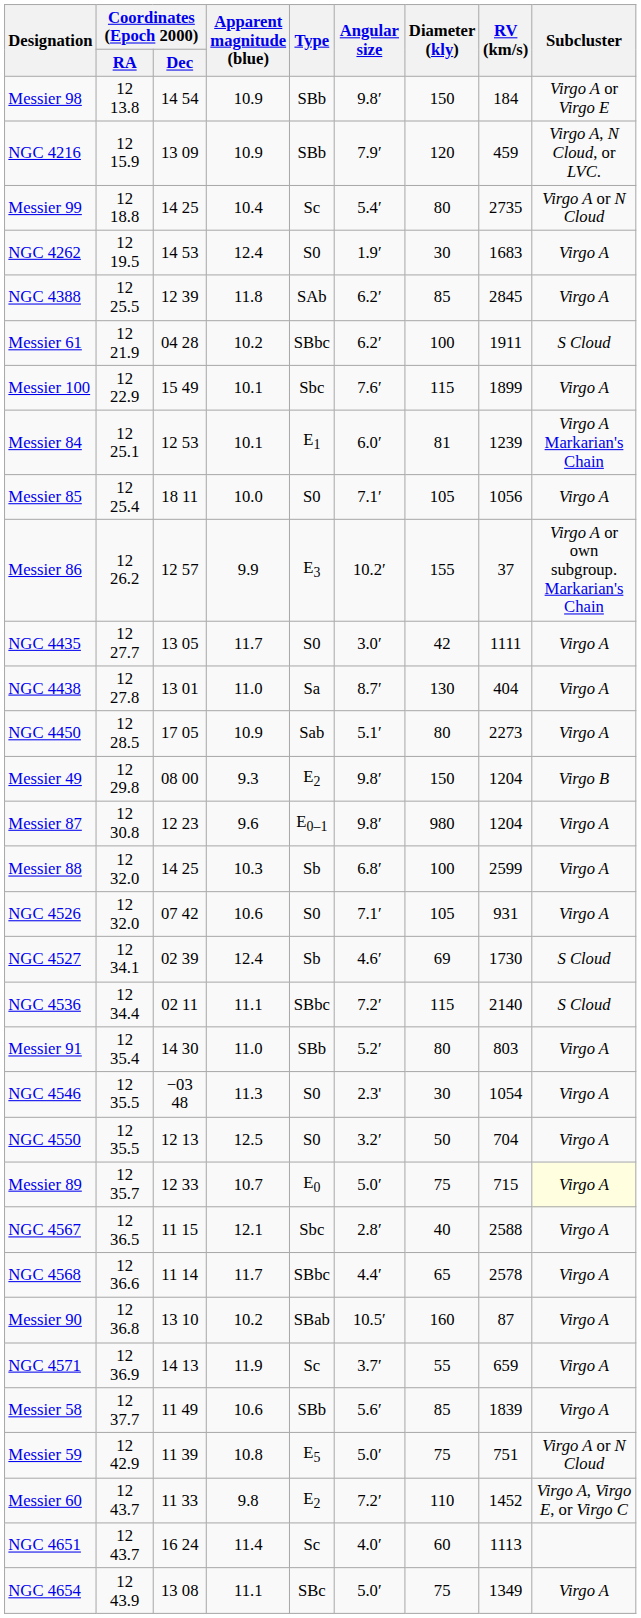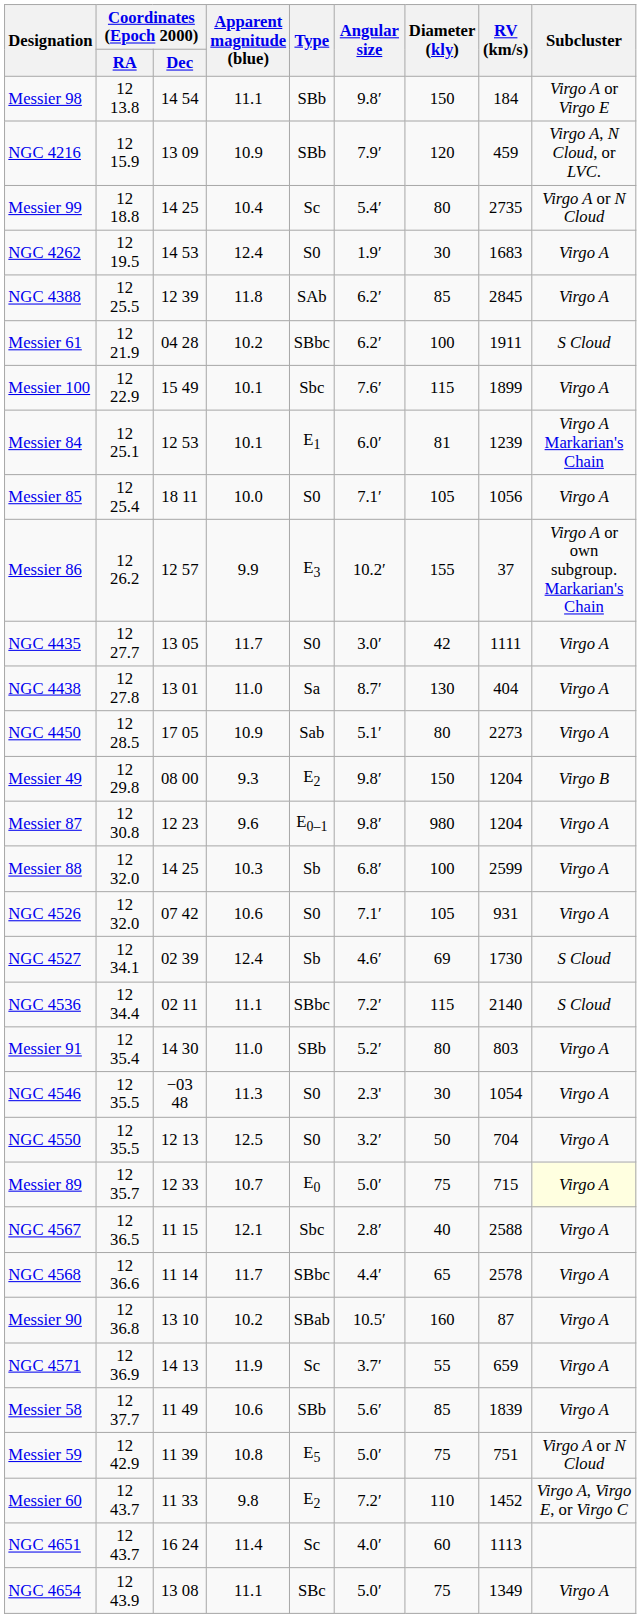(248, 98) 10.9 -> (248, 98) 11.1
